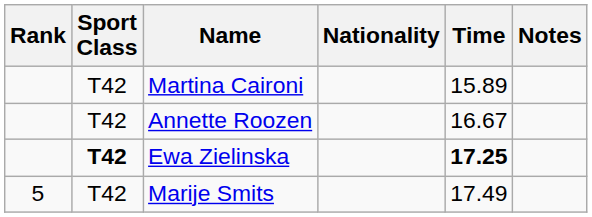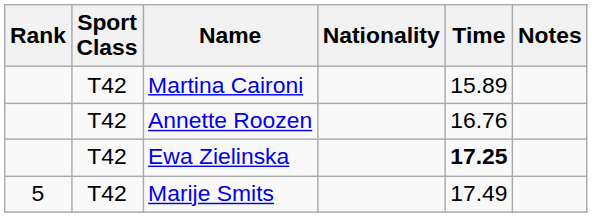(479, 120) 16.67 -> (479, 120) 16.76
(107, 157) bold -> (107, 157) normal
